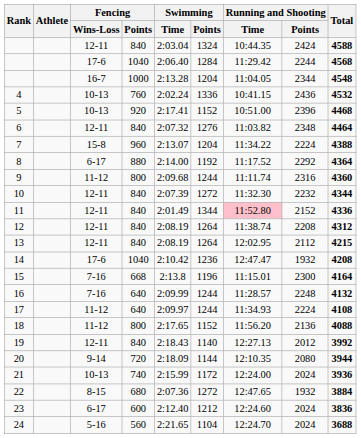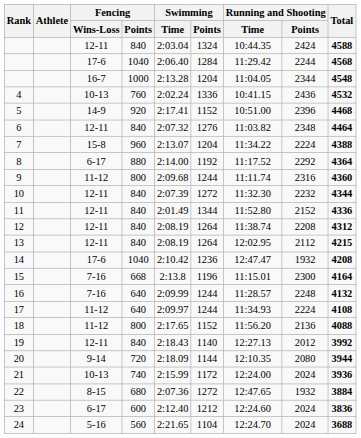(96, 111) 10-13 -> (96, 111) 14-9
(253, 210) pink background -> (253, 210) no background
